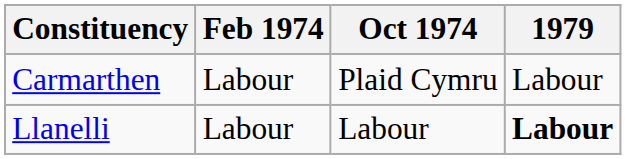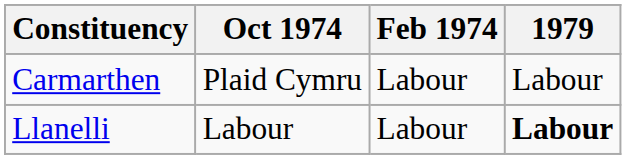columns swapped: (263, 29) <-> (418, 29)
